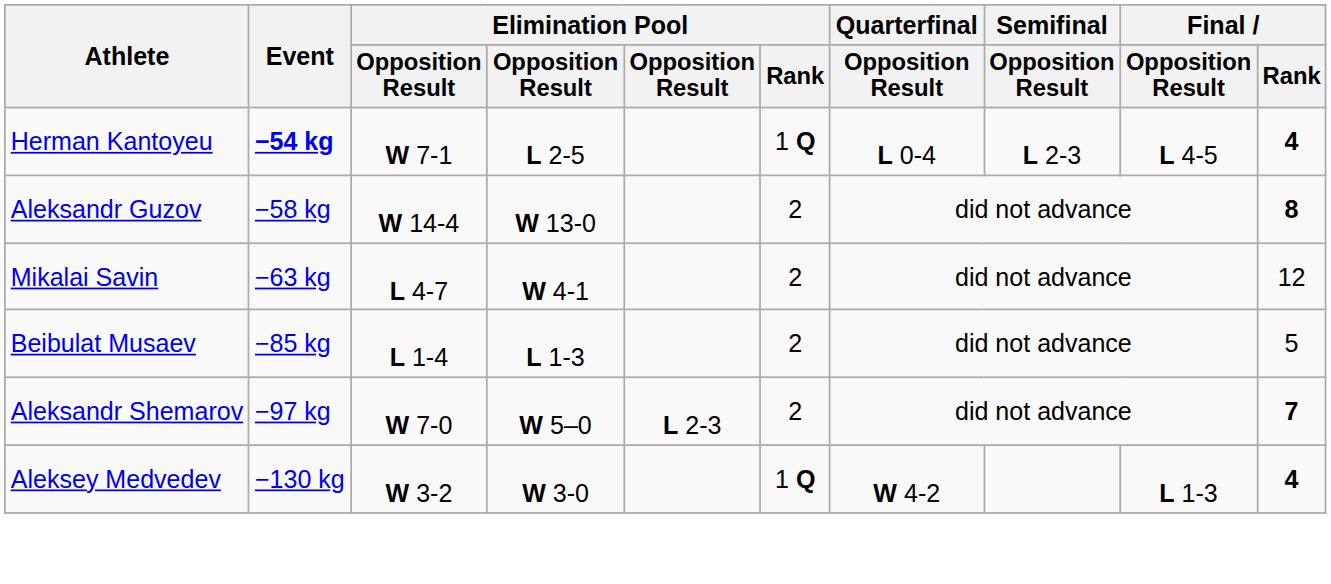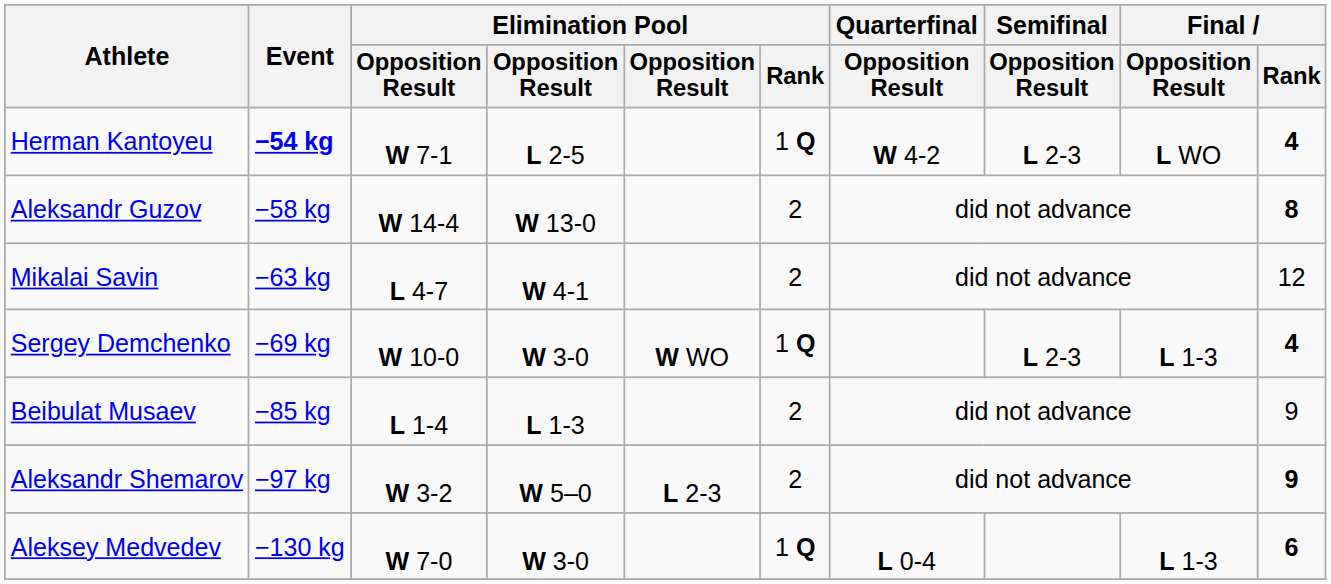(907, 156) L 0-4 -> (907, 156) W 4-2
(1189, 156) L 4-5 -> (1189, 156) L WO
+ row: (121, 344)
(1292, 344) 5 -> (1292, 412) 9
(419, 426) W 7-0 -> (419, 493) W 3-2
(1292, 412) 7 -> (1292, 479) 9
(419, 493) W 3-2 -> (419, 560) W 7-0
(907, 493) W 4-2 -> (907, 560) L 0-4
(1292, 479) 4 -> (1292, 547) 6
